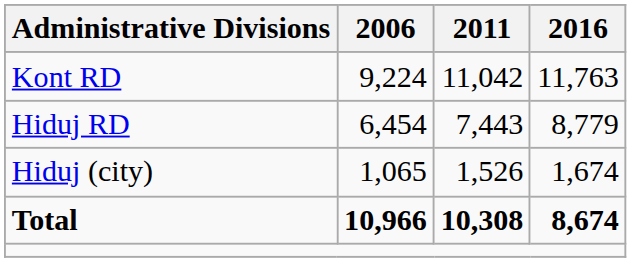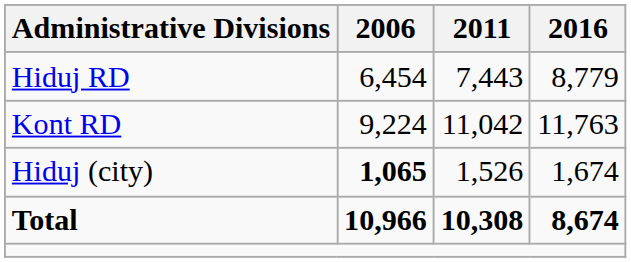rows swapped: (71, 123) <-> (67, 76)
(393, 171) normal -> (393, 171) bold
